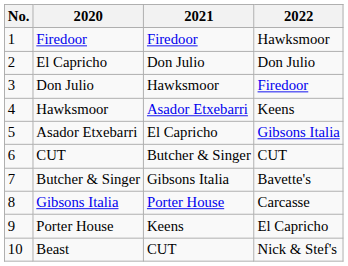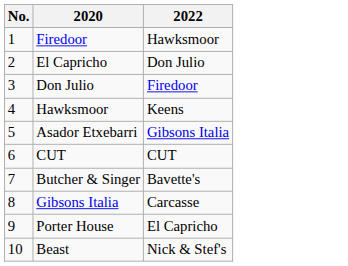- column: (199, 16)
